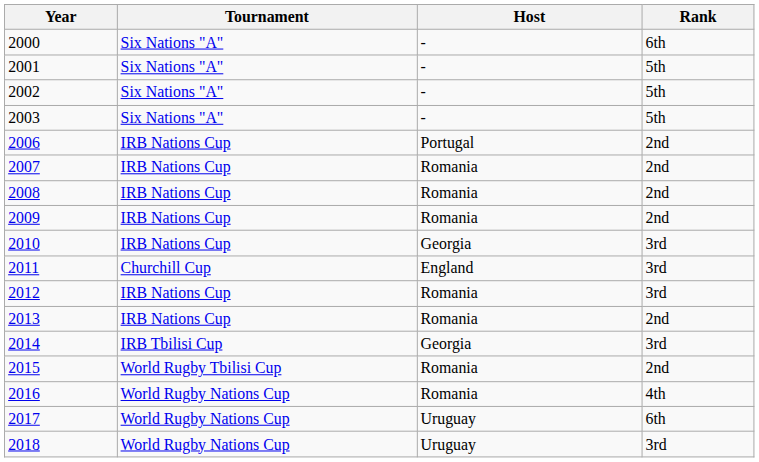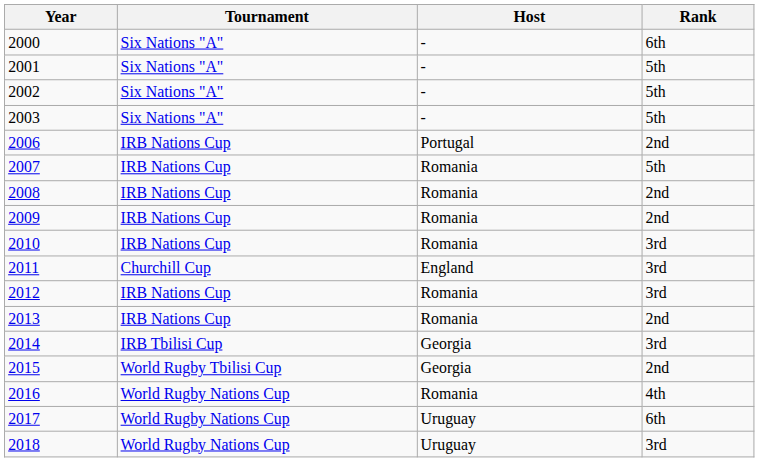(657, 167) 2nd -> (656, 167) 5th
(446, 243) Georgia -> (449, 243) Romania
(449, 368) Romania -> (446, 368) Georgia
